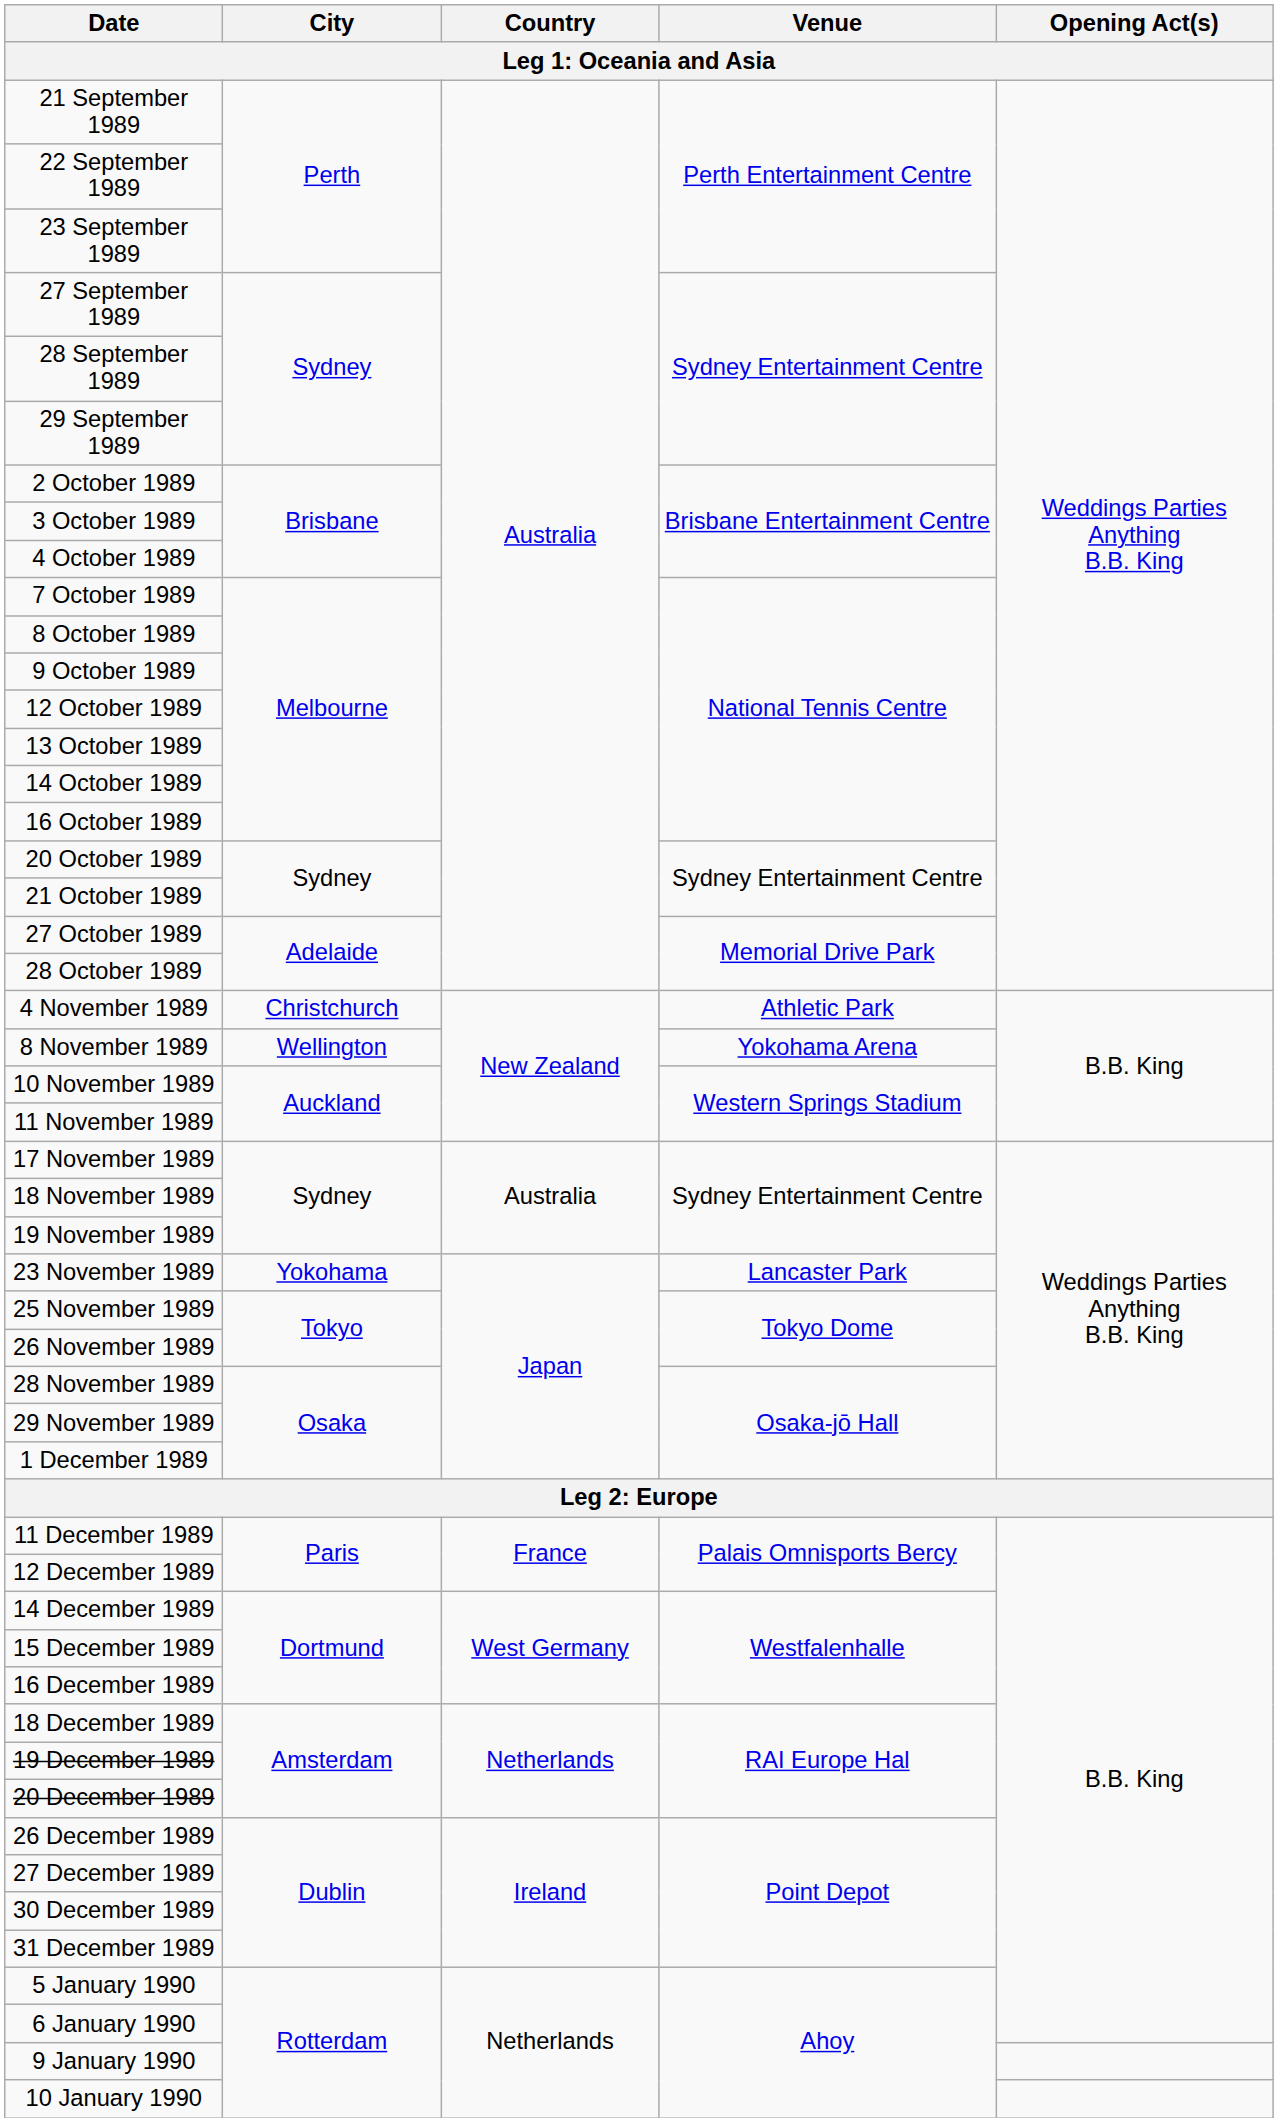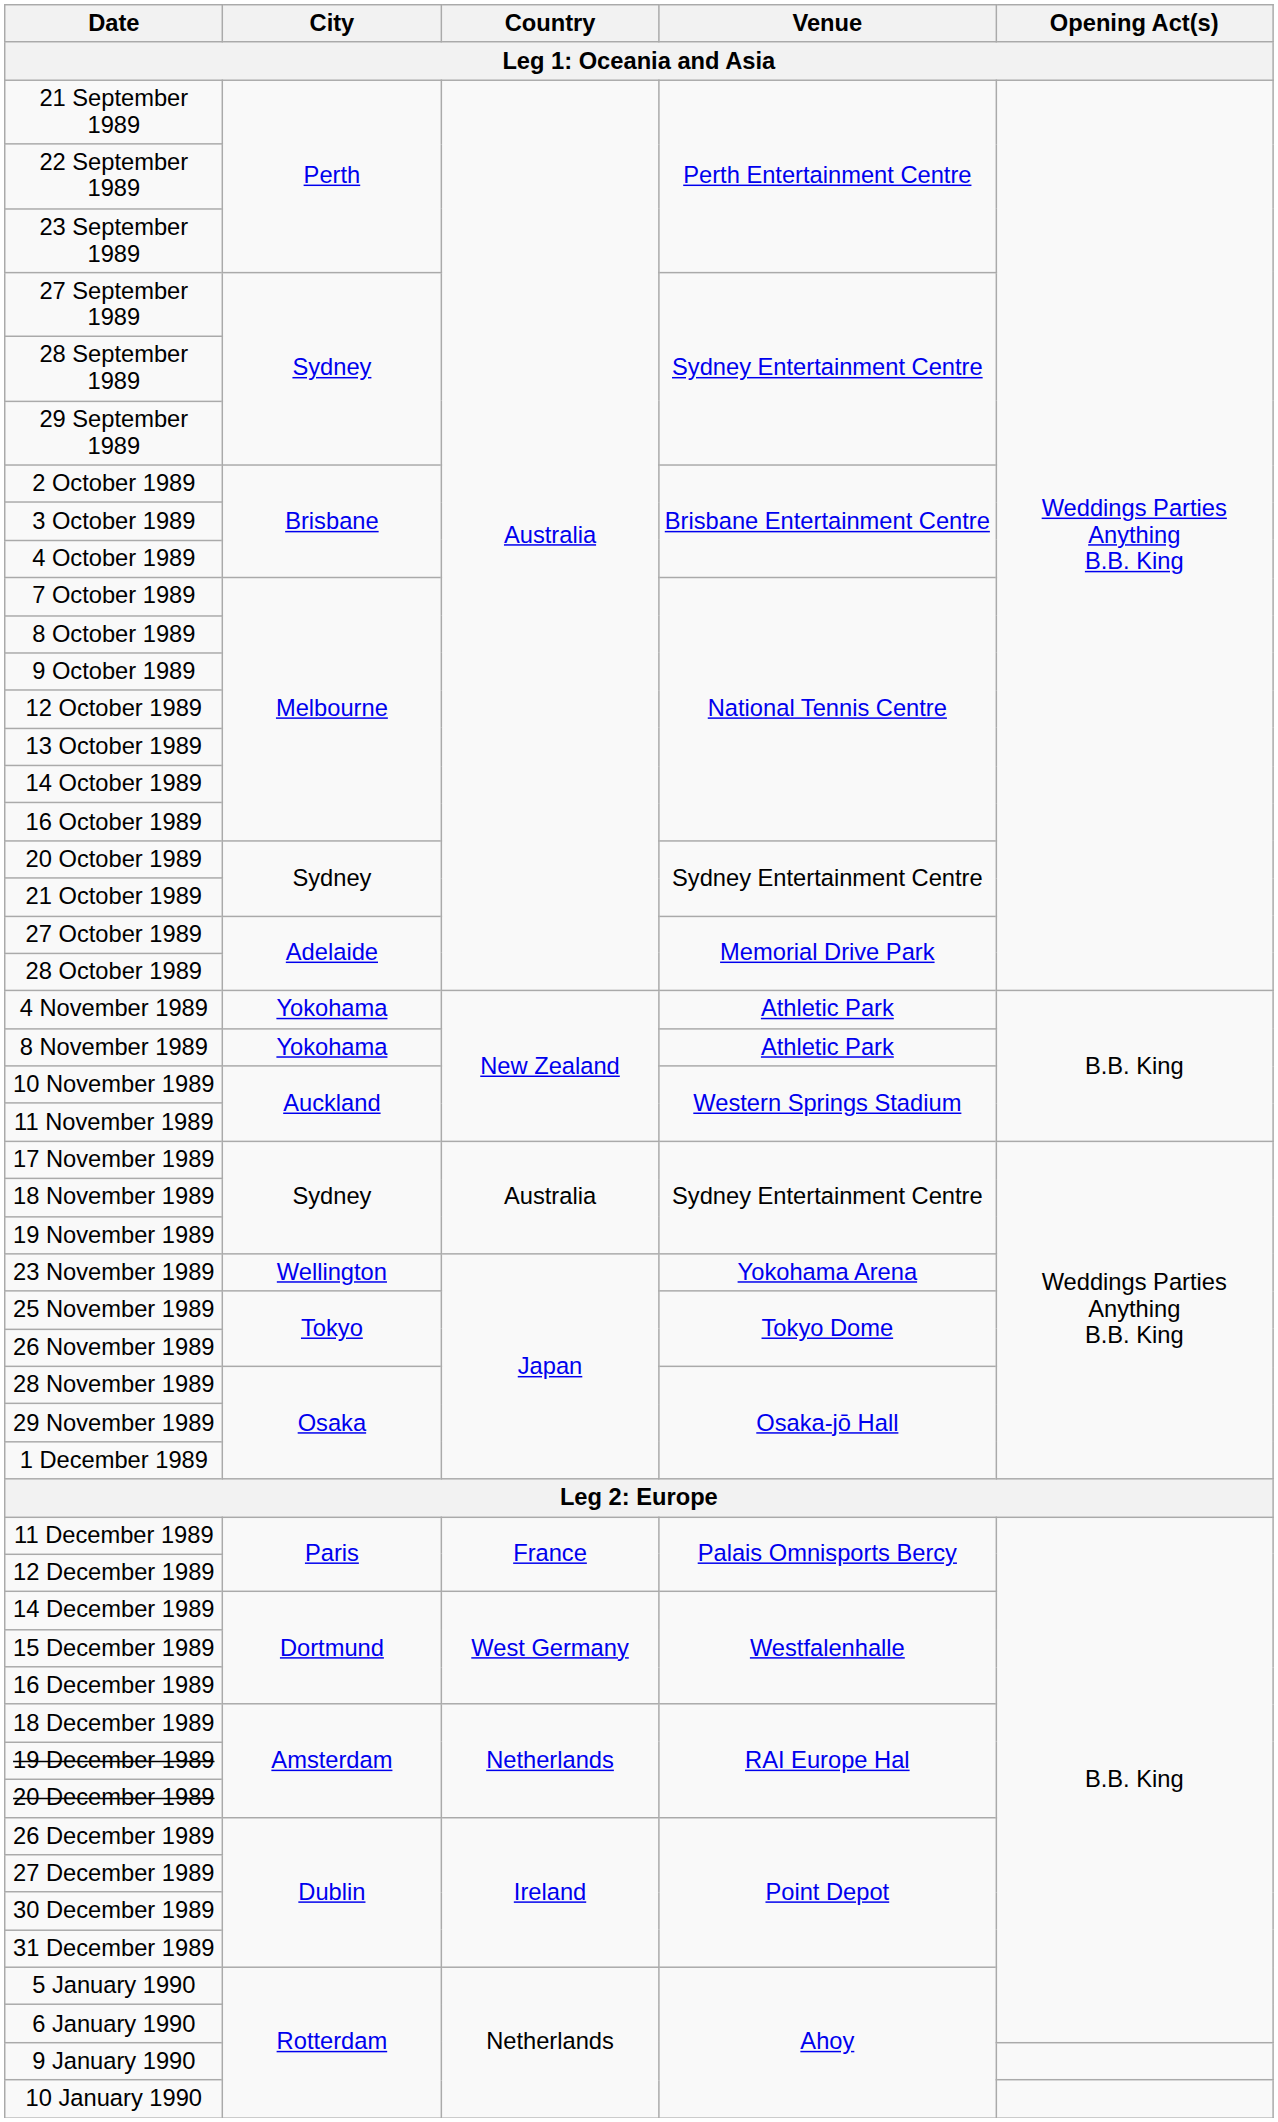(332, 1009) Christchurch -> (332, 1009) Yokohama
(332, 1046) Wellington -> (332, 1046) Yokohama
(827, 1046) Yokohama Arena -> (827, 1046) Athletic Park
(332, 1272) Yokohama -> (332, 1272) Wellington
(827, 1272) Lancaster Park -> (827, 1272) Yokohama Arena
